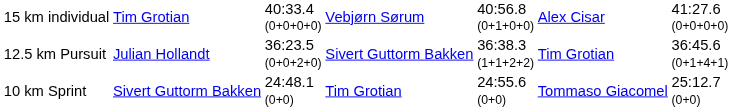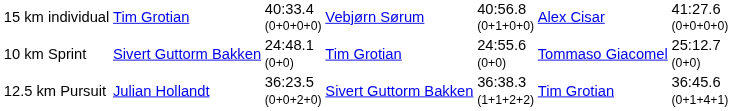rows swapped: (45, 90) <-> (55, 54)
